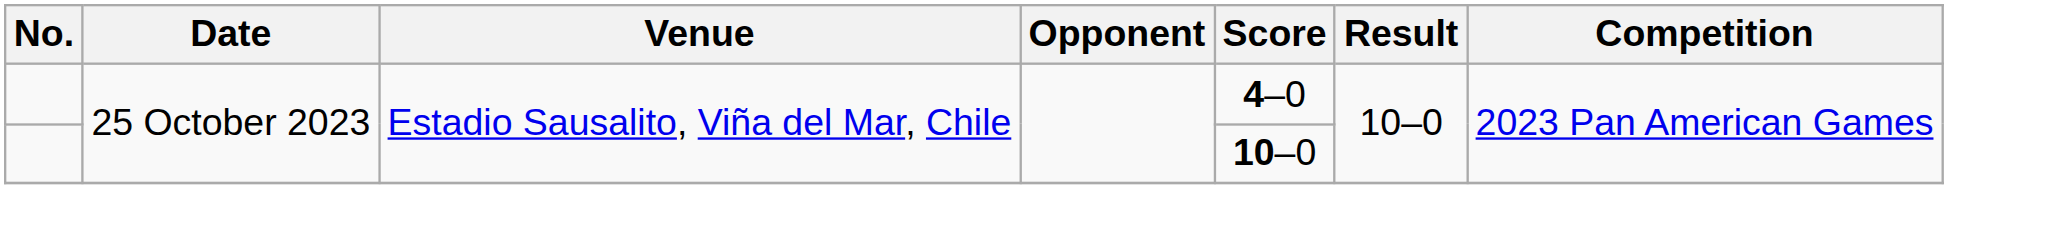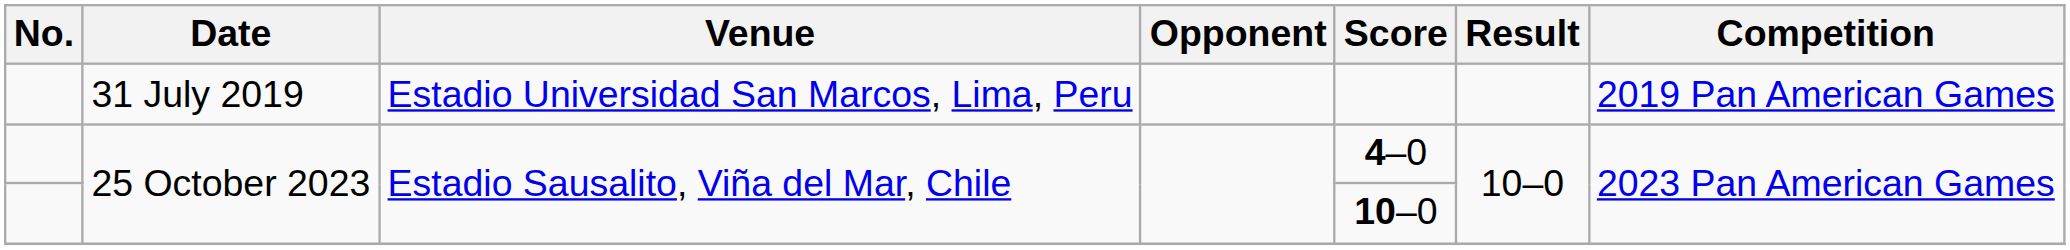+ row: (198, 93)
